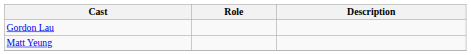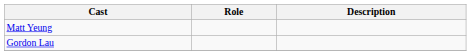rows swapped: (29, 43) <-> (30, 27)
